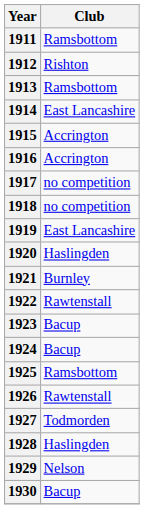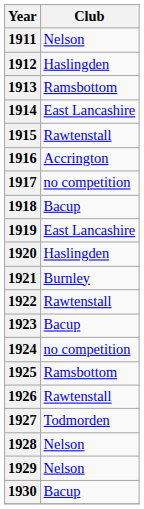(80, 39) Ramsbottom -> (64, 39) Nelson
(66, 63) Rishton -> (76, 63) Haslingden
(76, 134) Accrington -> (78, 134) Rawtenstall
(87, 206) no competition -> (62, 206) Bacup
(62, 348) Bacup -> (87, 348) no competition
(76, 444) Haslingden -> (64, 444) Nelson
